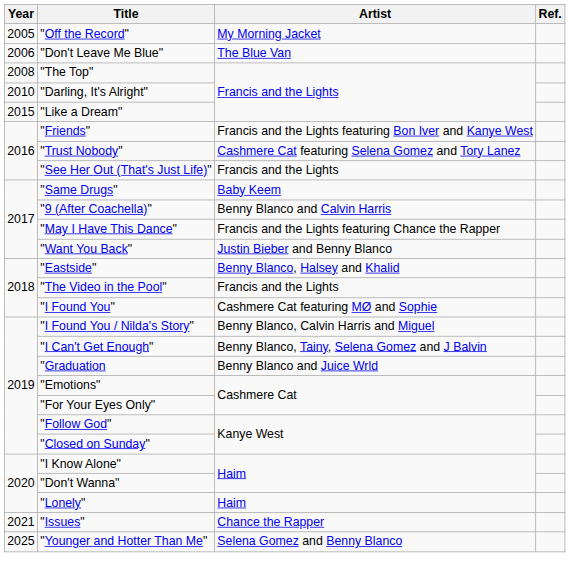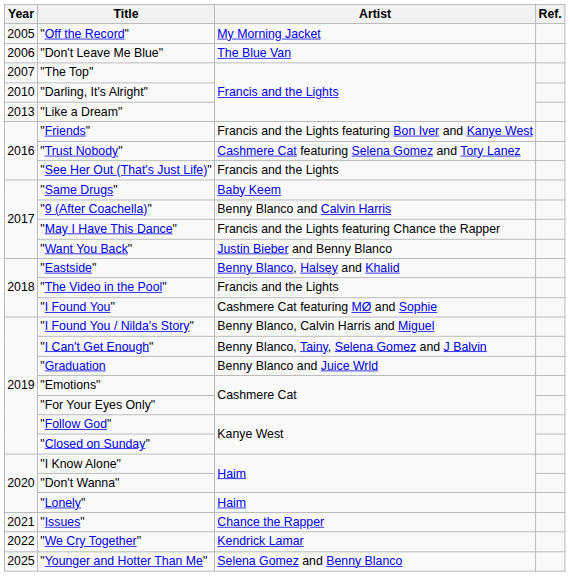(21, 72) 2008 -> (21, 72) 2007
(21, 111) 2015 -> (21, 111) 2013
+ row: (91, 541)
